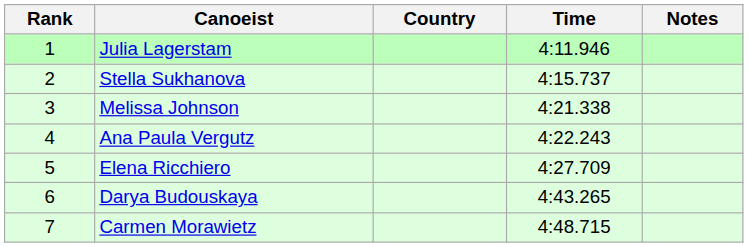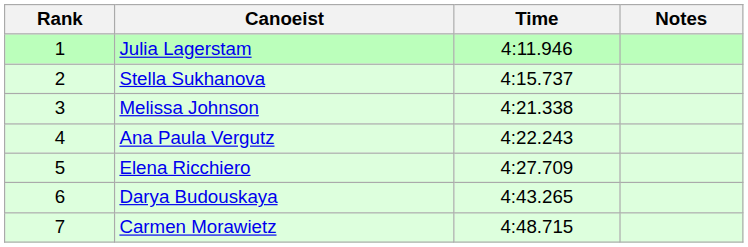- column: (439, 19)
